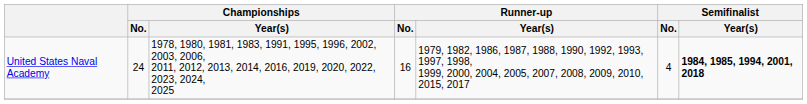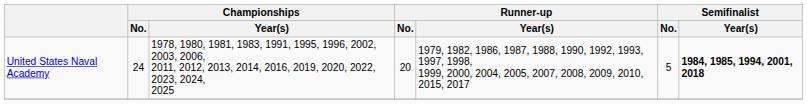(405, 68) 16 -> (405, 68) 20
(668, 68) 4 -> (668, 68) 5
